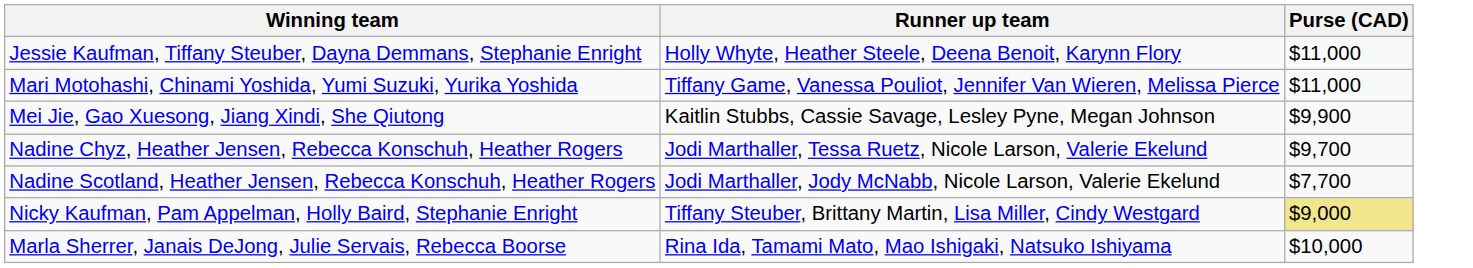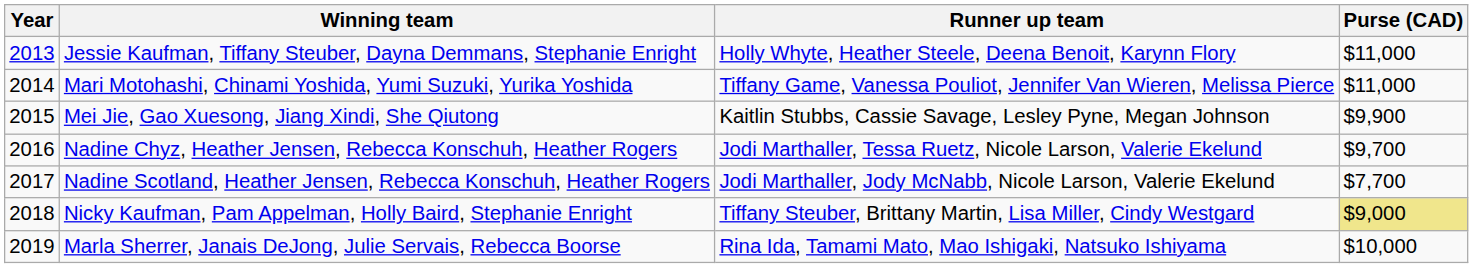+ column: (32, 20)
